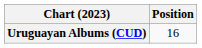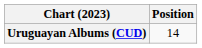(173, 33) 16 -> (173, 33) 14
